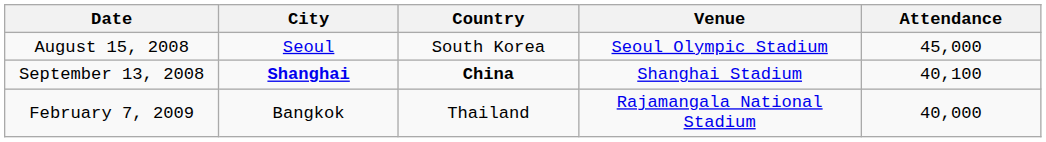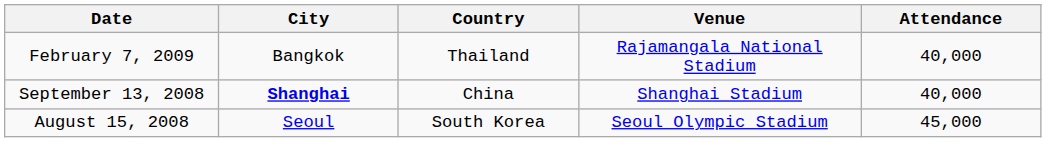rows swapped: (112, 47) <-> (112, 112)
(488, 75) bold -> (488, 94) normal
(951, 75) 40,100 -> (951, 94) 40,000
